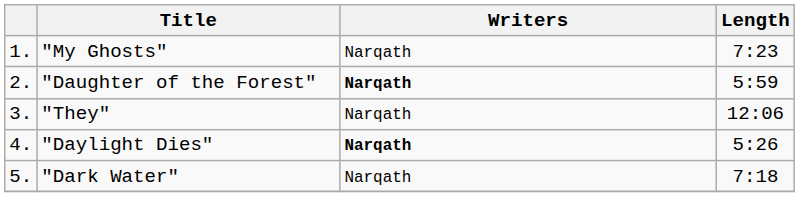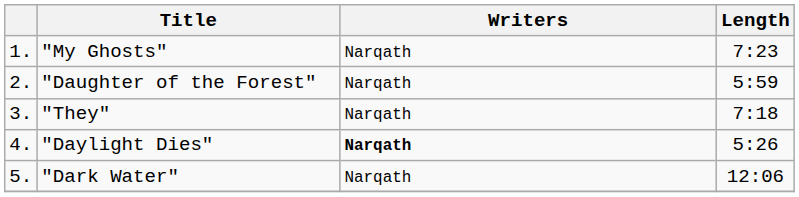(378, 83) bold -> (378, 83) normal
(755, 114) 12:06 -> (755, 114) 7:18
(755, 176) 7:18 -> (755, 176) 12:06
